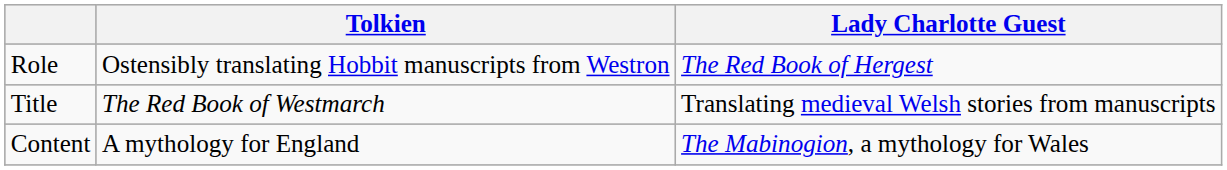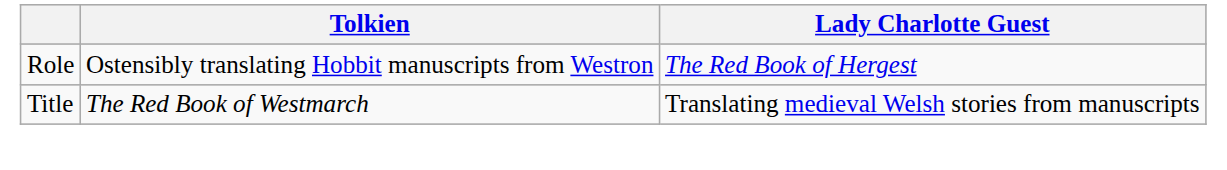- row: (51, 143)
